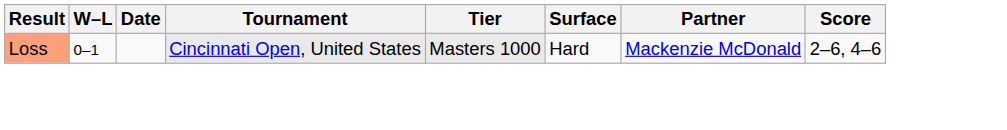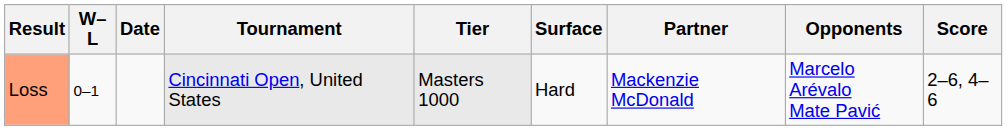+ column: (854, 29)
